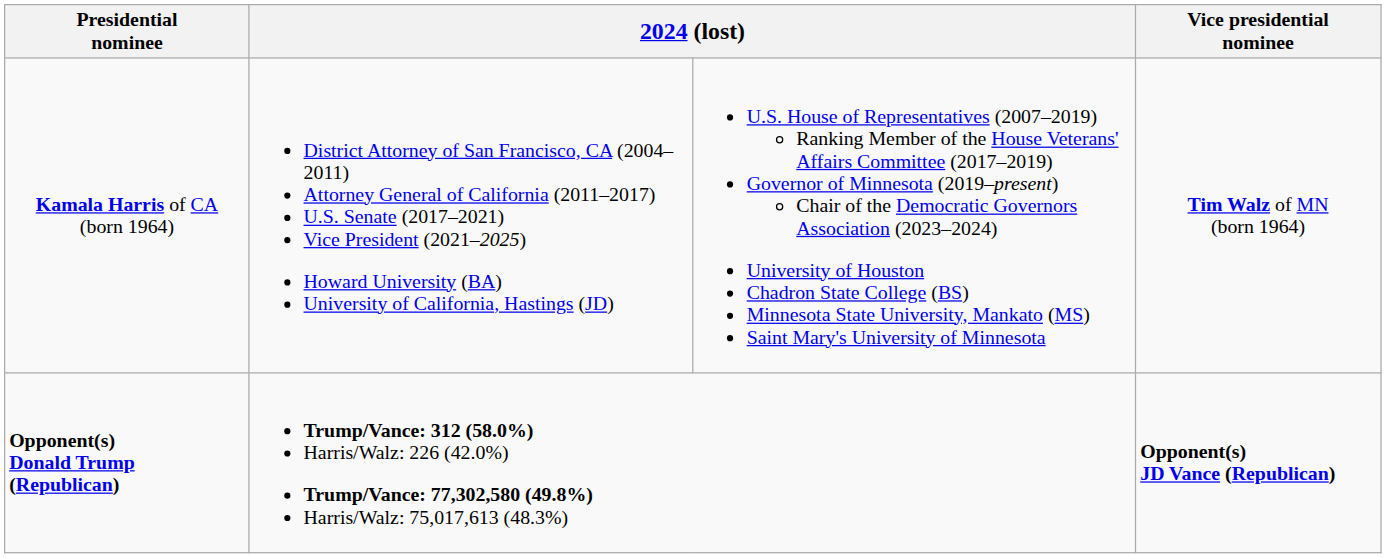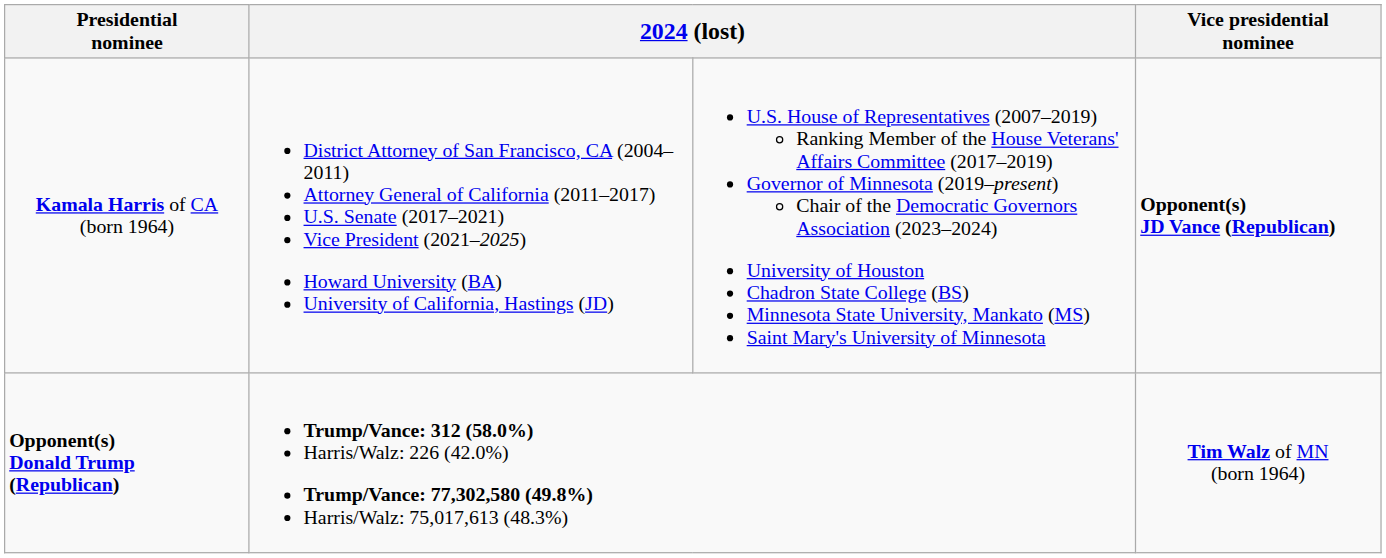(1258, 215) Tim Walz of MN (born 1964) -> (1238, 215) Opponent(s) JD Vance (Republican)
(1238, 462) Opponent(s) JD Vance (Republican) -> (1258, 462) Tim Walz of MN (born 1964)
